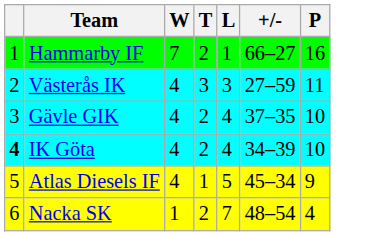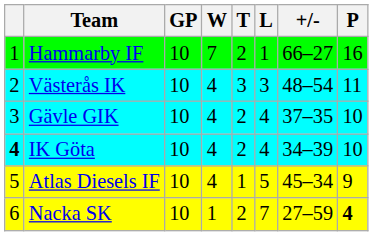+ column: (183, 20)
(270, 85) 27–59 -> (308, 85) 48–54
(270, 213) 48–54 -> (308, 213) 27–59
(310, 213) normal -> (348, 213) bold
